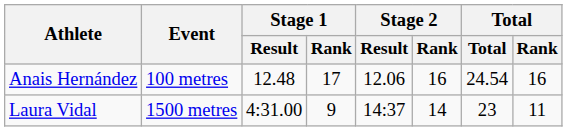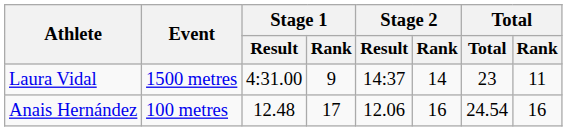rows swapped: (73, 79) <-> (53, 110)
